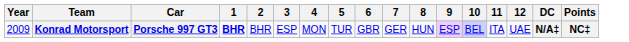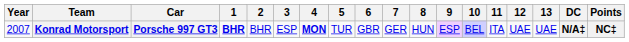+ column: (546, 13)
(18, 29) 2009 -> (18, 29) 2007
(314, 29) normal -> (314, 29) bold
